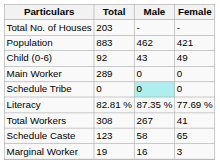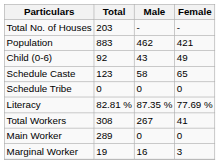rows swapped: (41, 136) <-> (34, 74)
(139, 89) paleturquoise background -> (139, 89) no background
